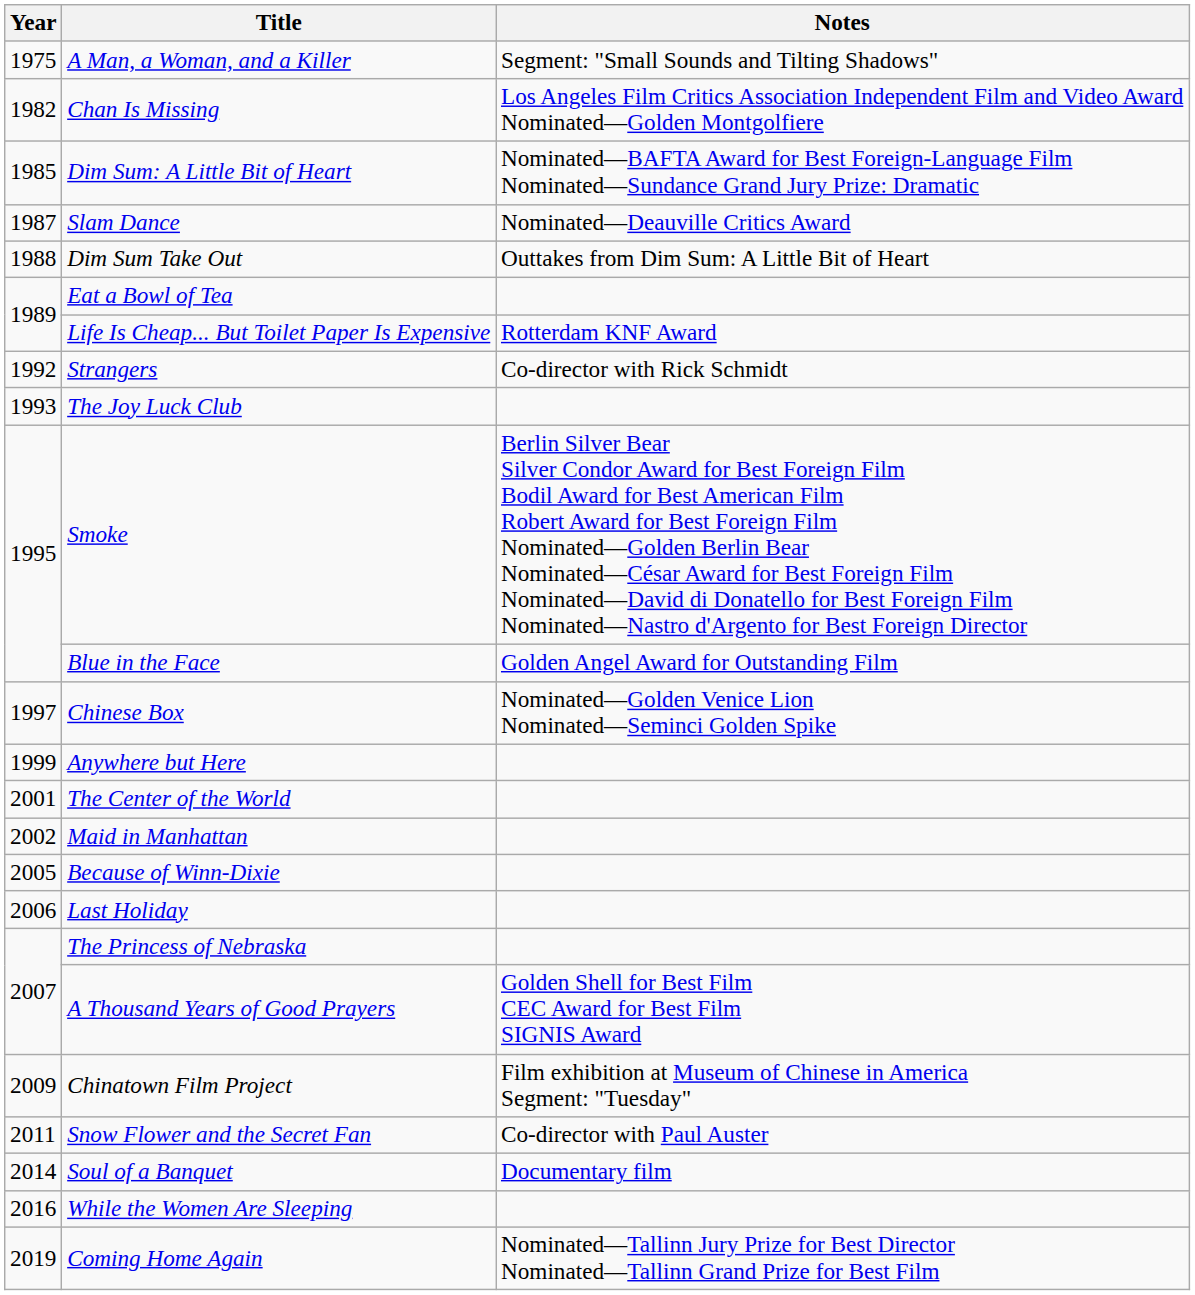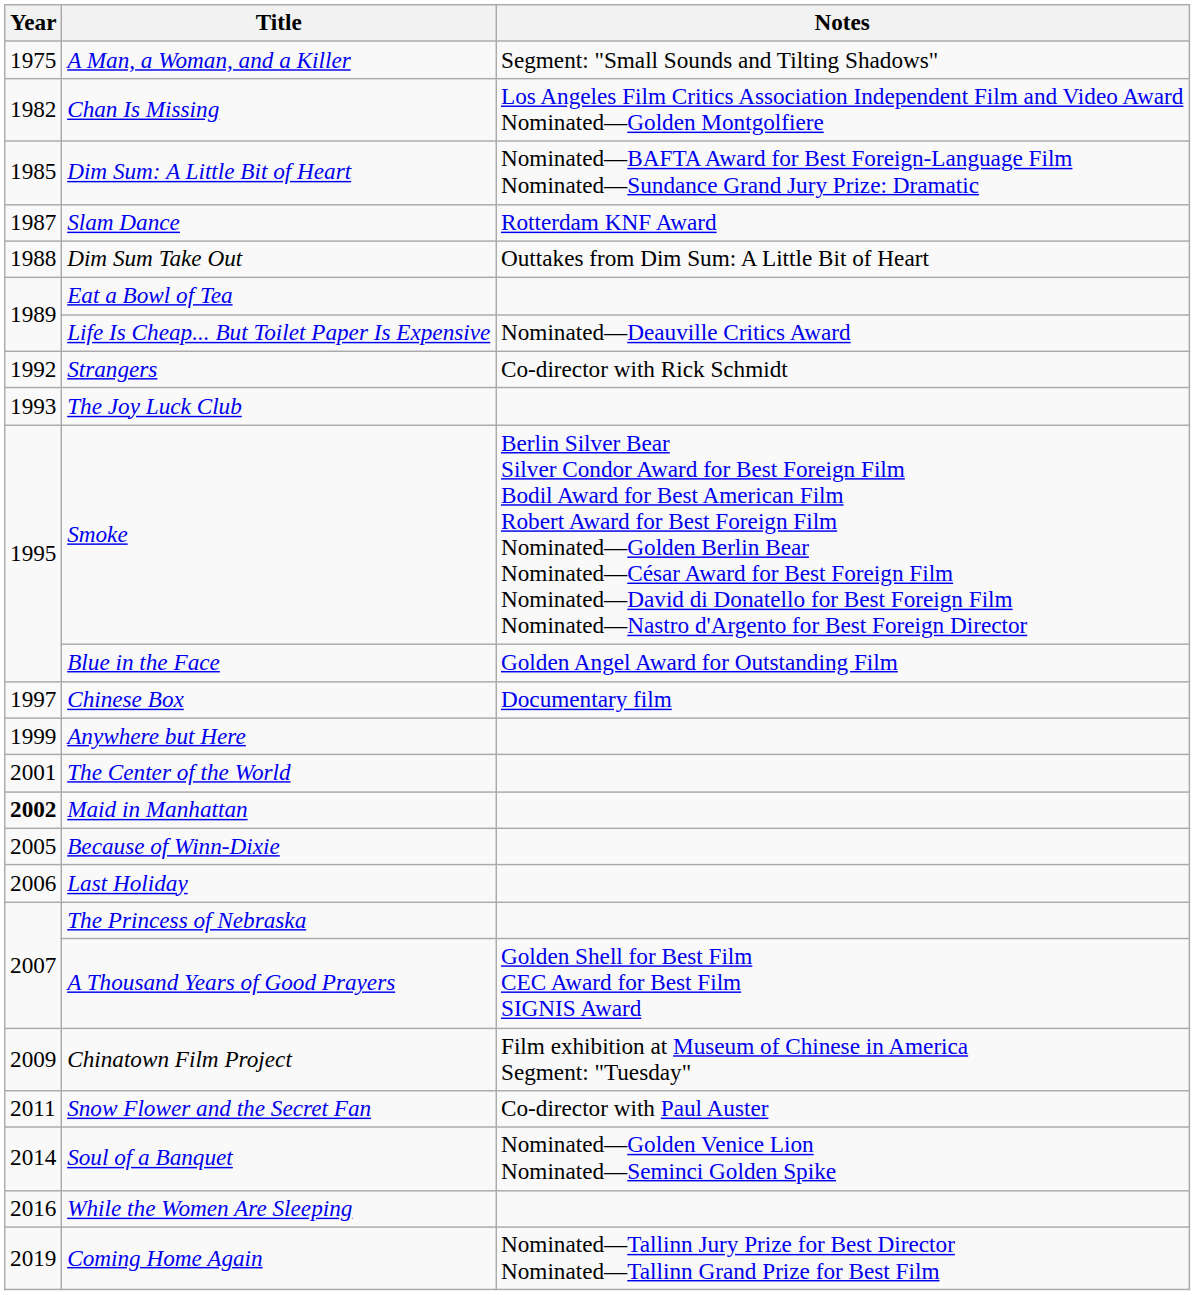(676, 222) Nominated—Deauville Critics Award -> (609, 222) Rotterdam KNF Award
(609, 332) Rotterdam KNF Award -> (676, 332) Nominated—Deauville Critics Award
(669, 712) Nominated—Golden Venice Lion Nominated—Seminci Golden Spike -> (586, 699) Documentary film
(33, 835) normal -> (33, 809) bold
(586, 1171) Documentary film -> (669, 1158) Nominated—Golden Venice Lion Nominated—Seminci Golden Spike
